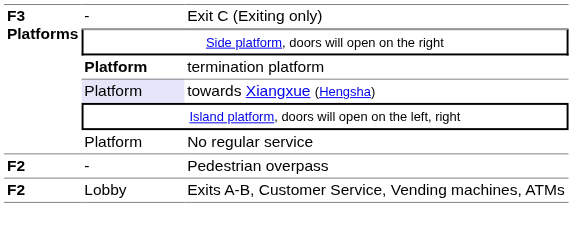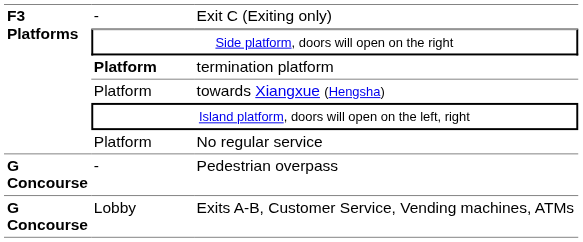(113, 91) lavender background -> (123, 91) no background
(16, 166) F2 -> (47, 174) G Concourse
(16, 190) F2 -> (47, 216) G Concourse
